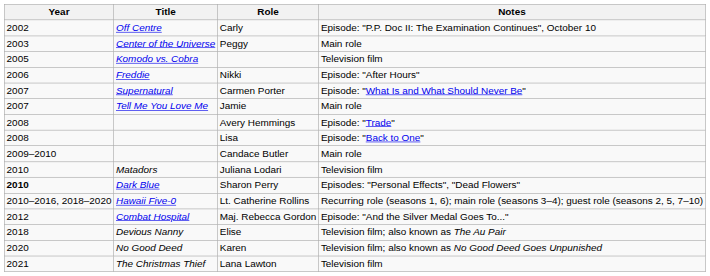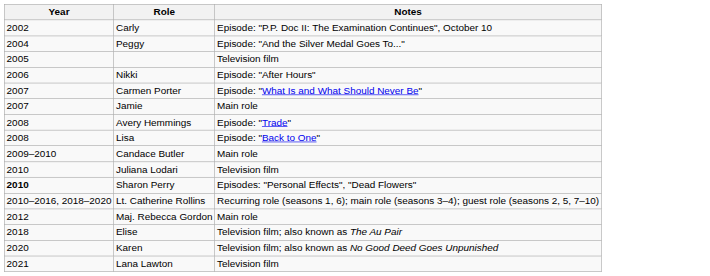- column: (166, 12)
(18, 43) 2003 -> (18, 43) 2004
(341, 43) Main role -> (311, 43) Episode: "And the Silver Medal Goes To..."
(415, 216) Episode: "And the Silver Medal Goes To..." -> (237, 216) Main role
